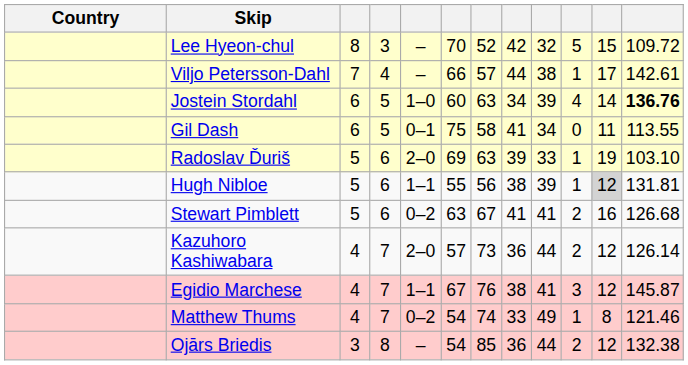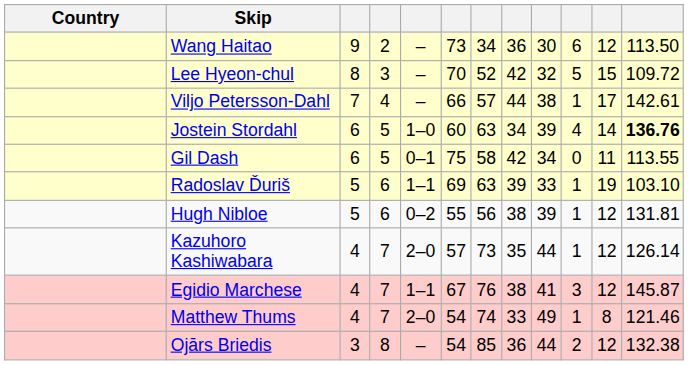+ row: (221, 46)
(516, 130) 41 -> (516, 158) 42
(421, 158) 2–0 -> (421, 185) 1–1
(421, 185) 1–1 -> (421, 213) 0–2
(607, 185) lightgrey background -> (607, 213) no background
- row: (235, 213)
(516, 251) 36 -> (516, 251) 35
(577, 251) 2 -> (577, 251) 1
(421, 317) 0–2 -> (421, 317) 2–0
